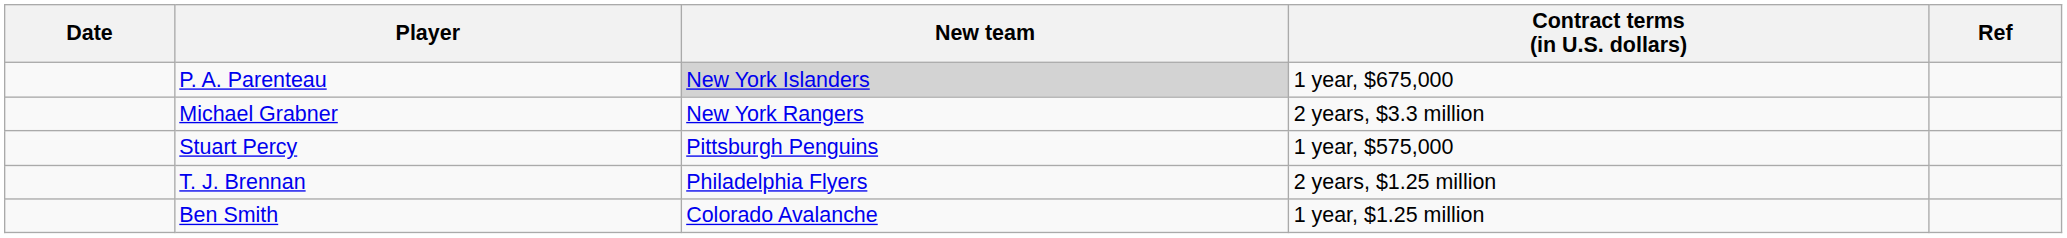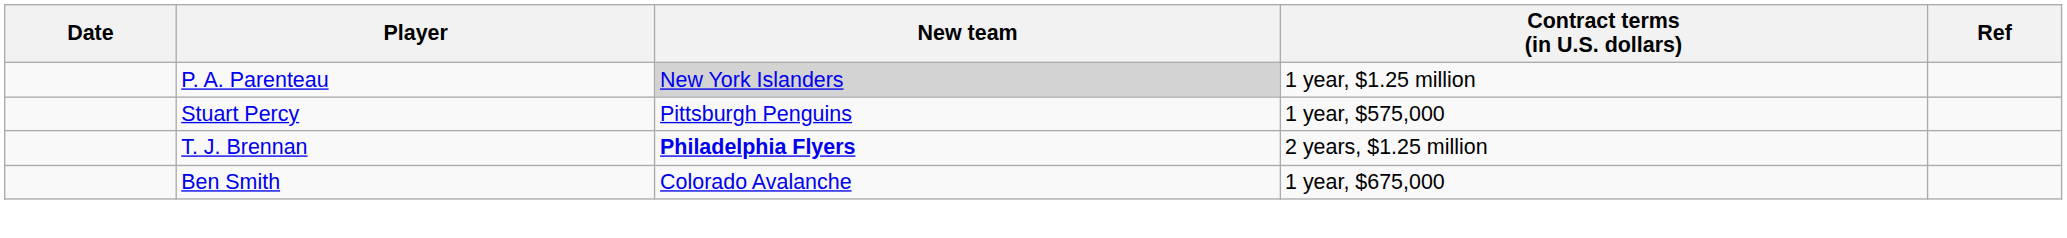(1374, 79) 1 year, $675,000 -> (1380, 79) 1 year, $1.25 million
- row: (259, 113)
(777, 181) normal -> (758, 147) bold
(1389, 215) 1 year, $1.25 million -> (1365, 181) 1 year, $675,000
